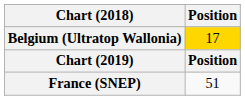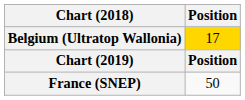(213, 83) 51 -> (213, 83) 50
